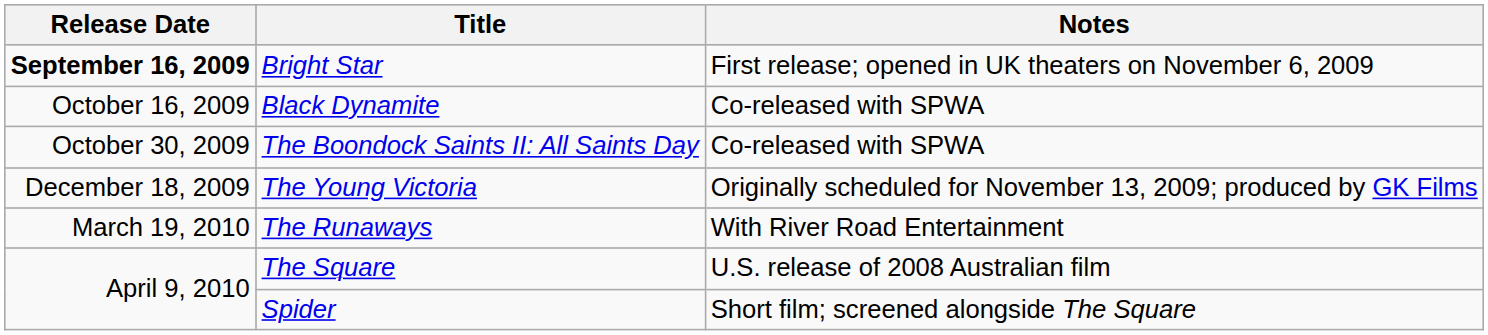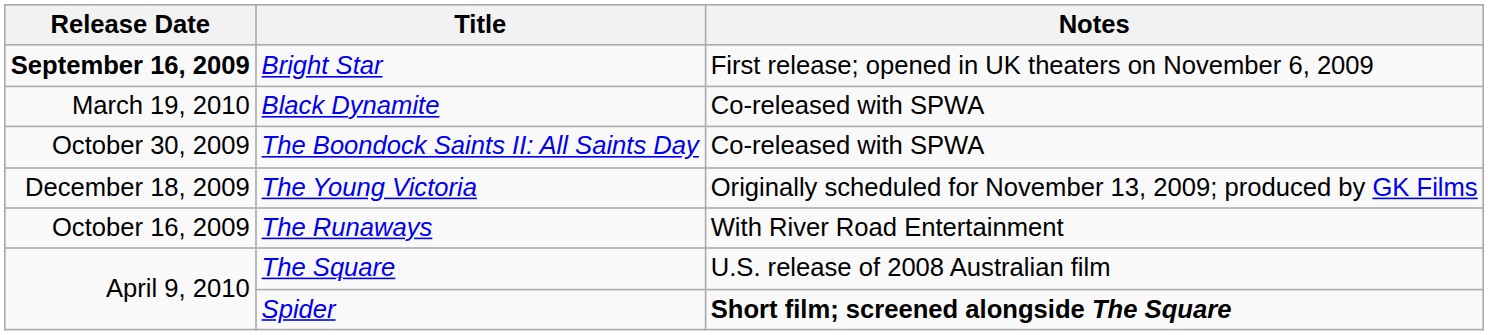(151, 106) October 16, 2009 -> (161, 106) March 19, 2010
(161, 227) March 19, 2010 -> (151, 227) October 16, 2009
(953, 308) normal -> (971, 308) bold
